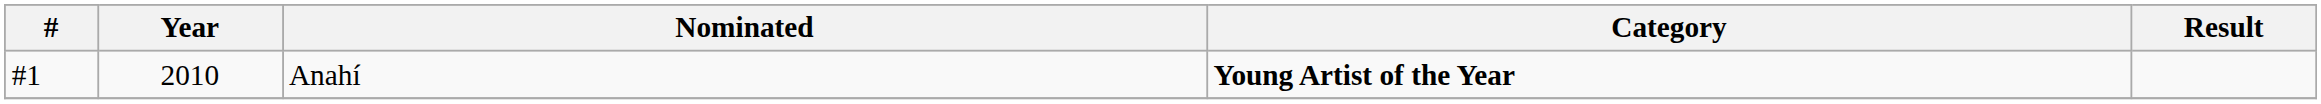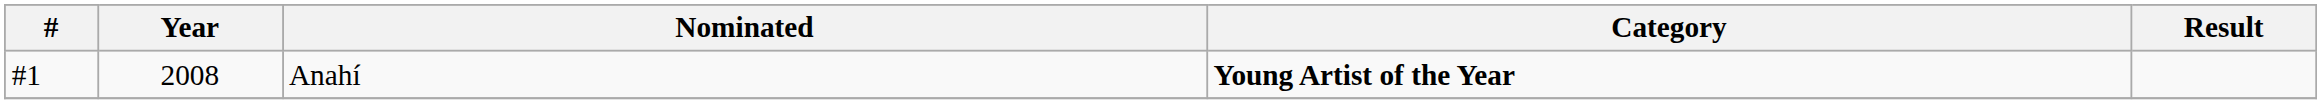(190, 74) 2010 -> (190, 74) 2008
